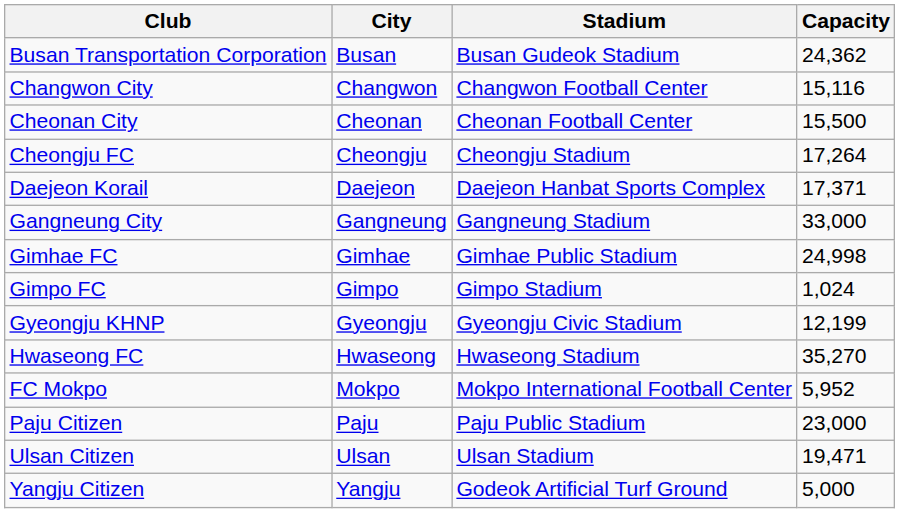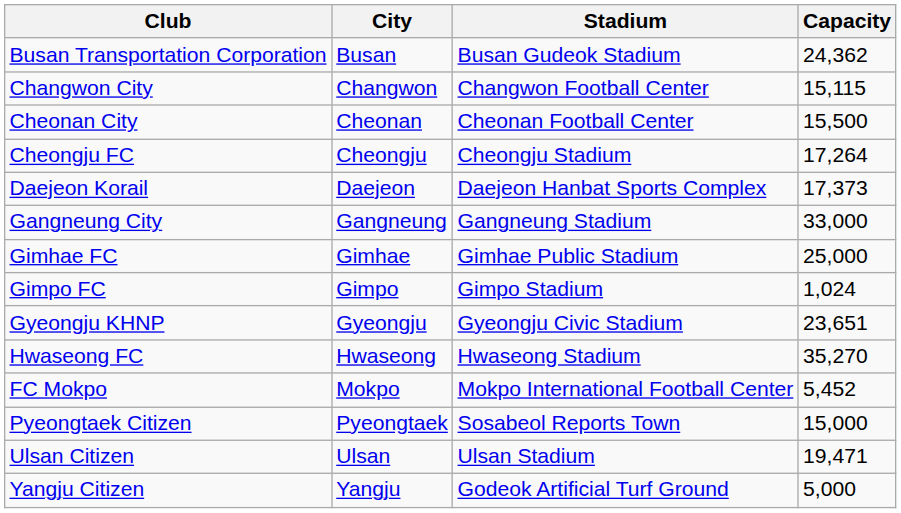(833, 88) 15,116 -> (835, 88) 15,115
(834, 188) 17,371 -> (835, 188) 17,373
(834, 255) 24,998 -> (835, 255) 25,000
(834, 322) 12,199 -> (835, 322) 23,651
(828, 389) 5,952 -> (829, 389) 5,452
- row: (66, 423)
+ row: (101, 423)
